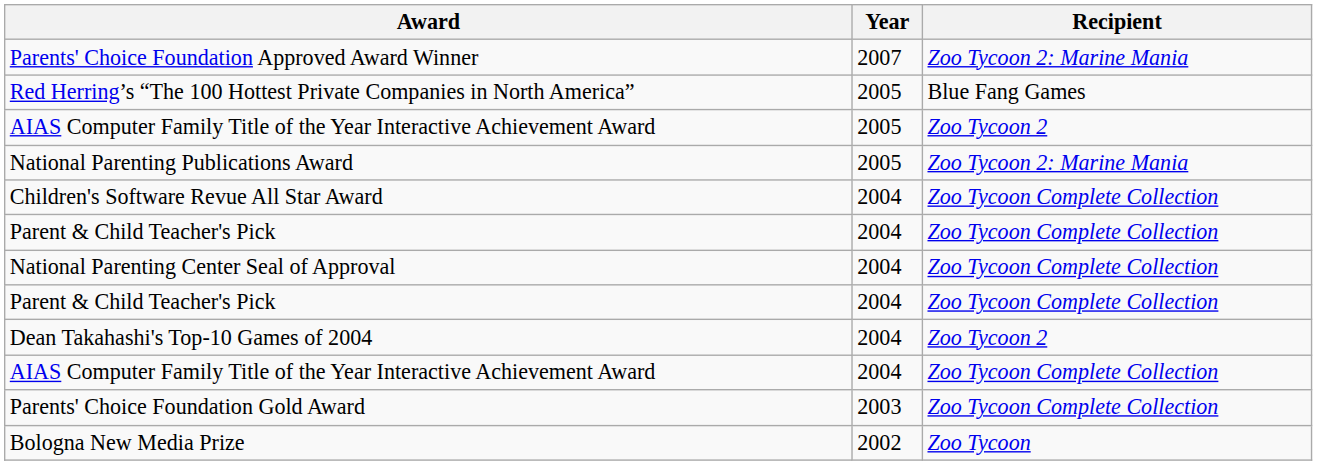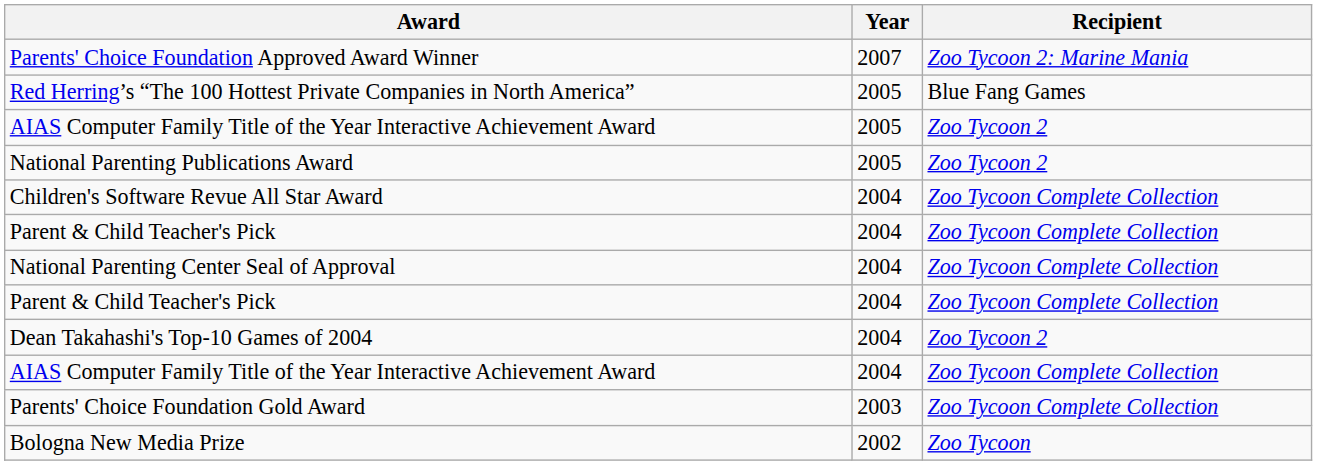(1058, 162) Zoo Tycoon 2: Marine Mania -> (987, 162) Zoo Tycoon 2
